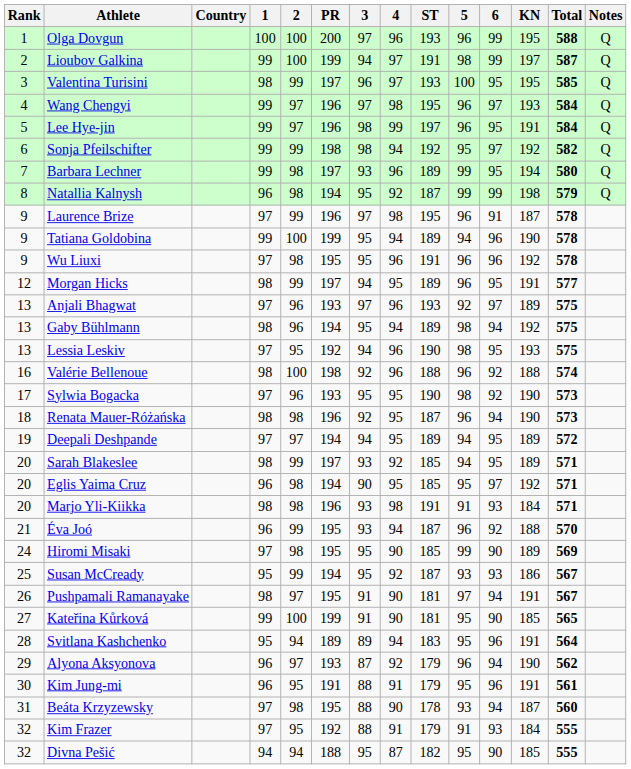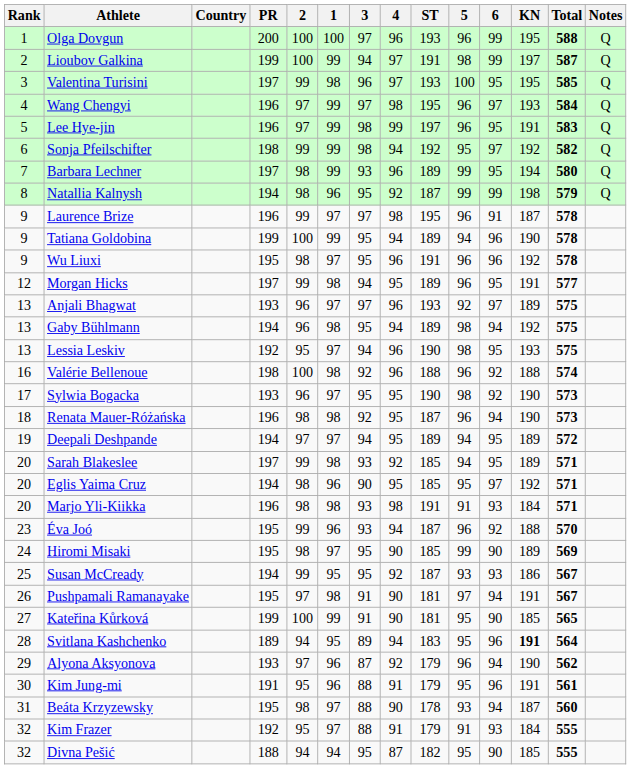columns swapped: (265, 15) <-> (330, 15)
(567, 127) 584 -> (567, 127) 583
(24, 529) 21 -> (24, 529) 23
(530, 640) normal -> (530, 640) bold
